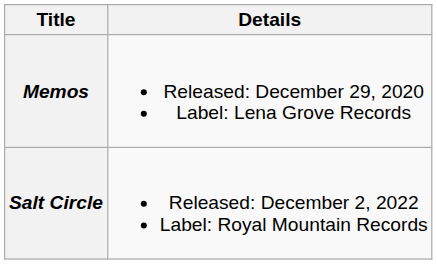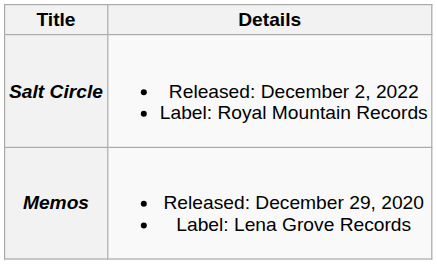rows swapped: (56, 90) <-> (56, 203)
